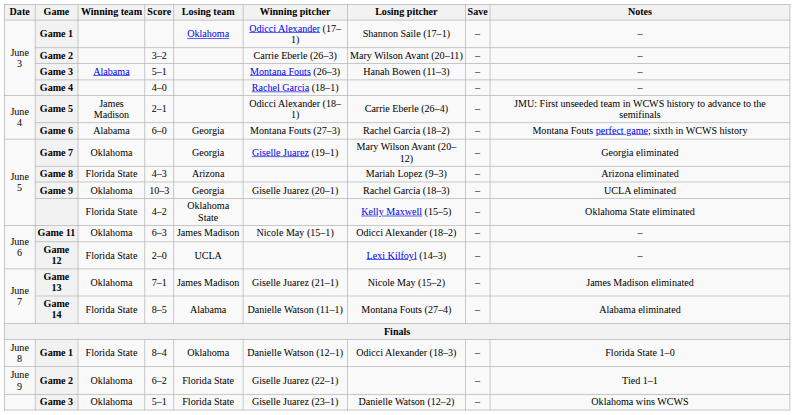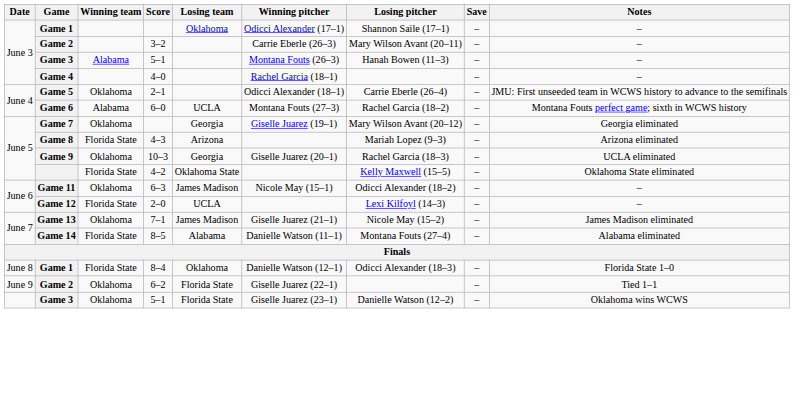(111, 109) James Madison -> (111, 92) Oklahoma
(208, 131) Georgia -> (207, 108) UCLA
